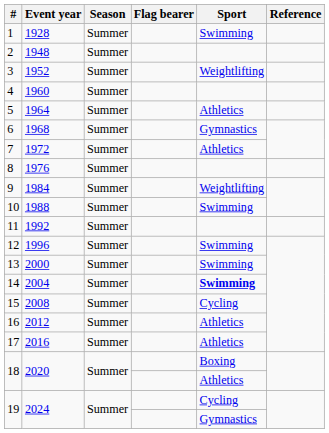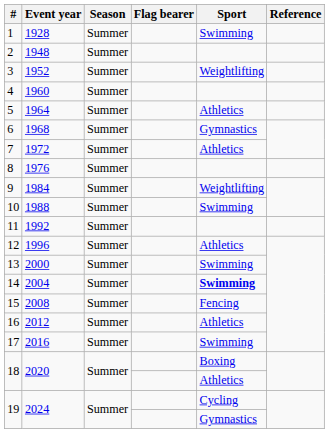(226, 245) Swimming -> (222, 245) Athletics
(219, 303) Cycling -> (219, 303) Fencing
(222, 341) Athletics -> (226, 341) Swimming
